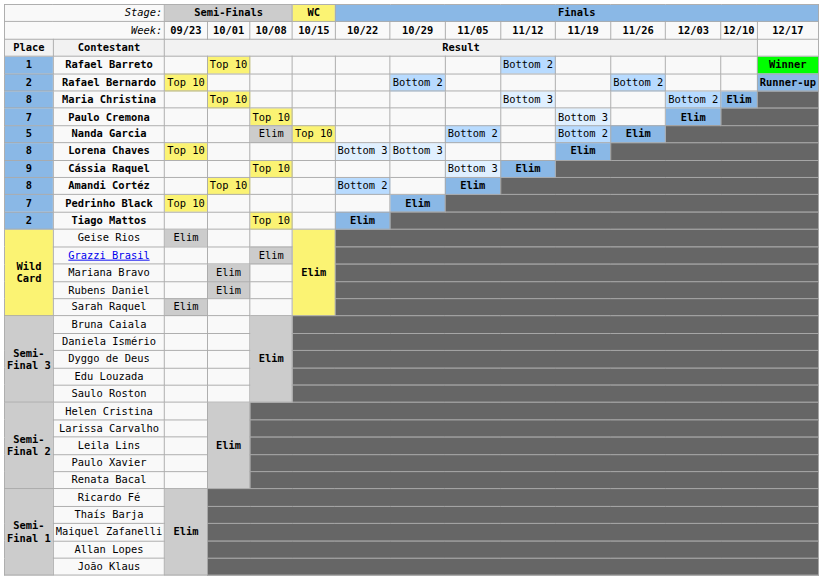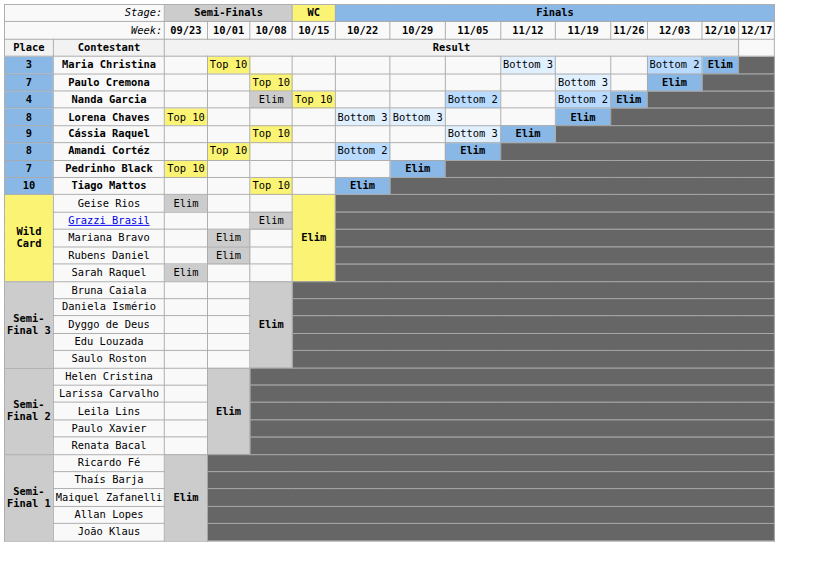- row: (109, 65)
- row: (109, 82)
(29, 100) 8 -> (29, 65) 3
(29, 134) 5 -> (29, 100) 4
(29, 221) 2 -> (29, 186) 10
